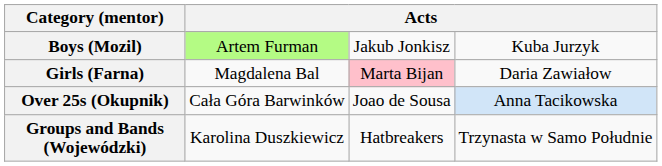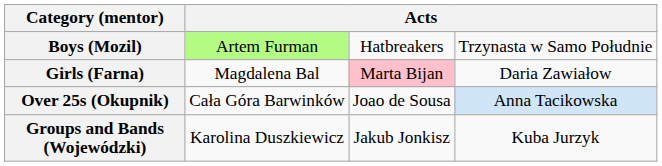(402, 45) Jakub Jonkisz -> (402, 45) Hatbreakers
(555, 45) Kuba Jurzyk -> (555, 45) Trzynasta w Samo Południe
(402, 137) Hatbreakers -> (402, 137) Jakub Jonkisz
(555, 137) Trzynasta w Samo Południe -> (555, 137) Kuba Jurzyk
